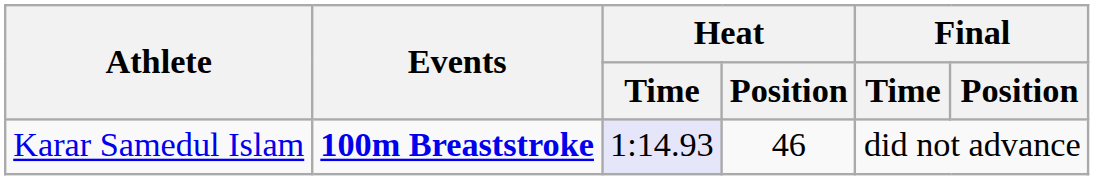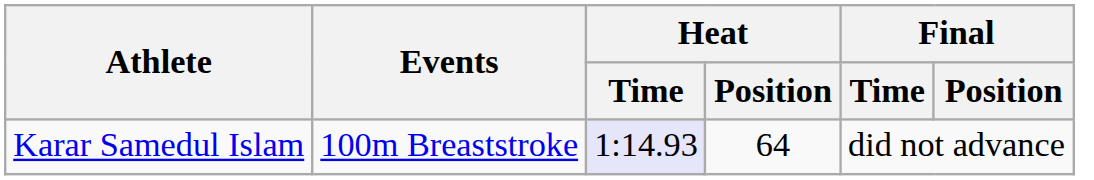(457, 146) bold -> (449, 146) normal
(789, 146) 46 -> (773, 146) 64
